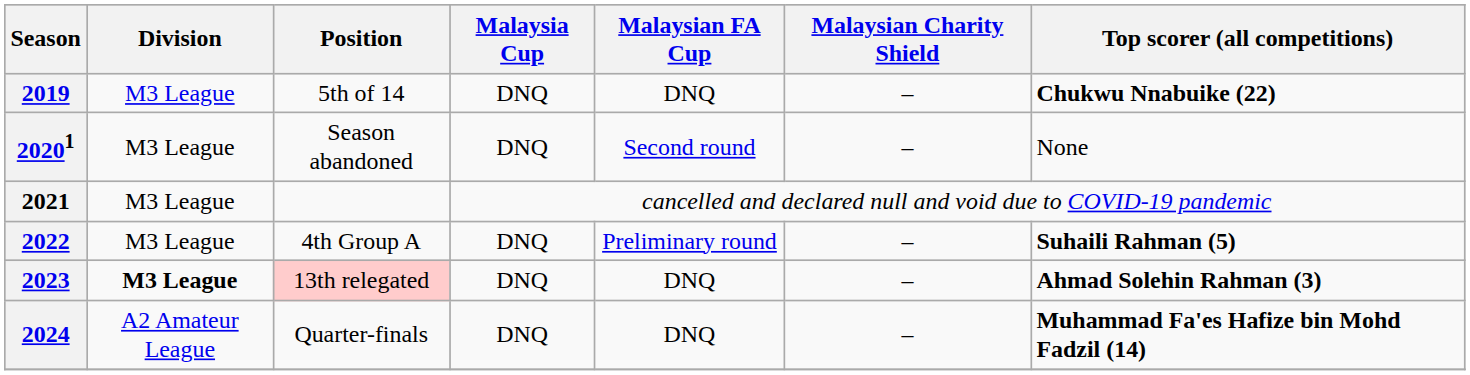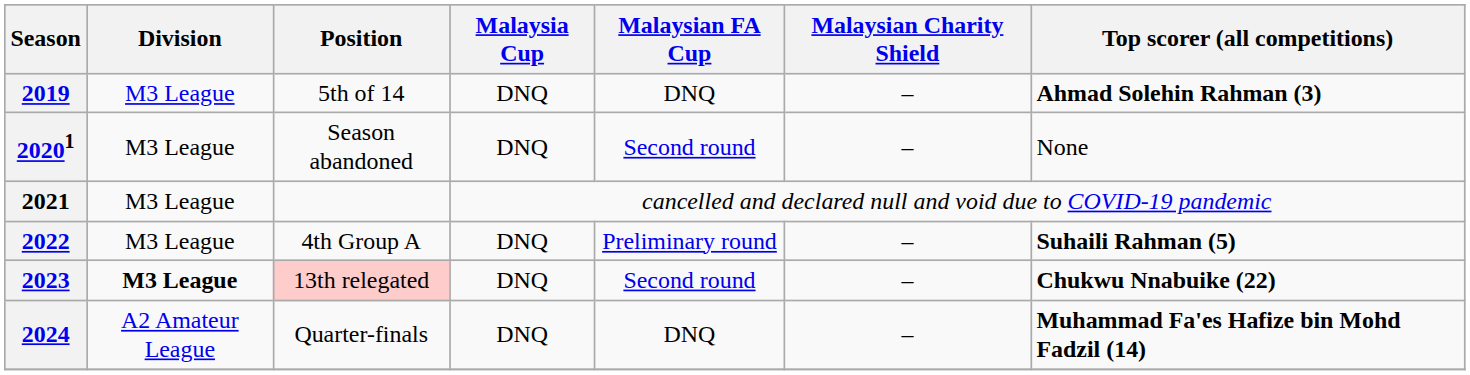(1156, 92) Chukwu Nnabuike (22) -> (1179, 92) Ahmad Solehin Rahman (3)
(689, 280) DNQ -> (689, 280) Second round
(1179, 280) Ahmad Solehin Rahman (3) -> (1156, 280) Chukwu Nnabuike (22)
